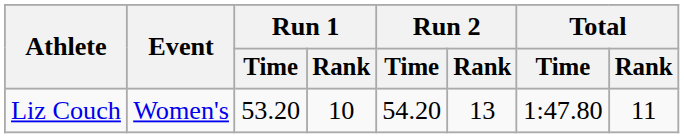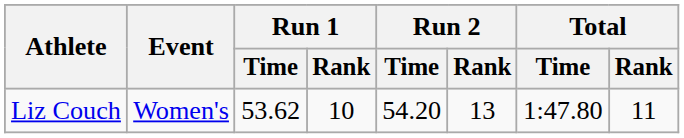(271, 110) 53.20 -> (271, 110) 53.62
